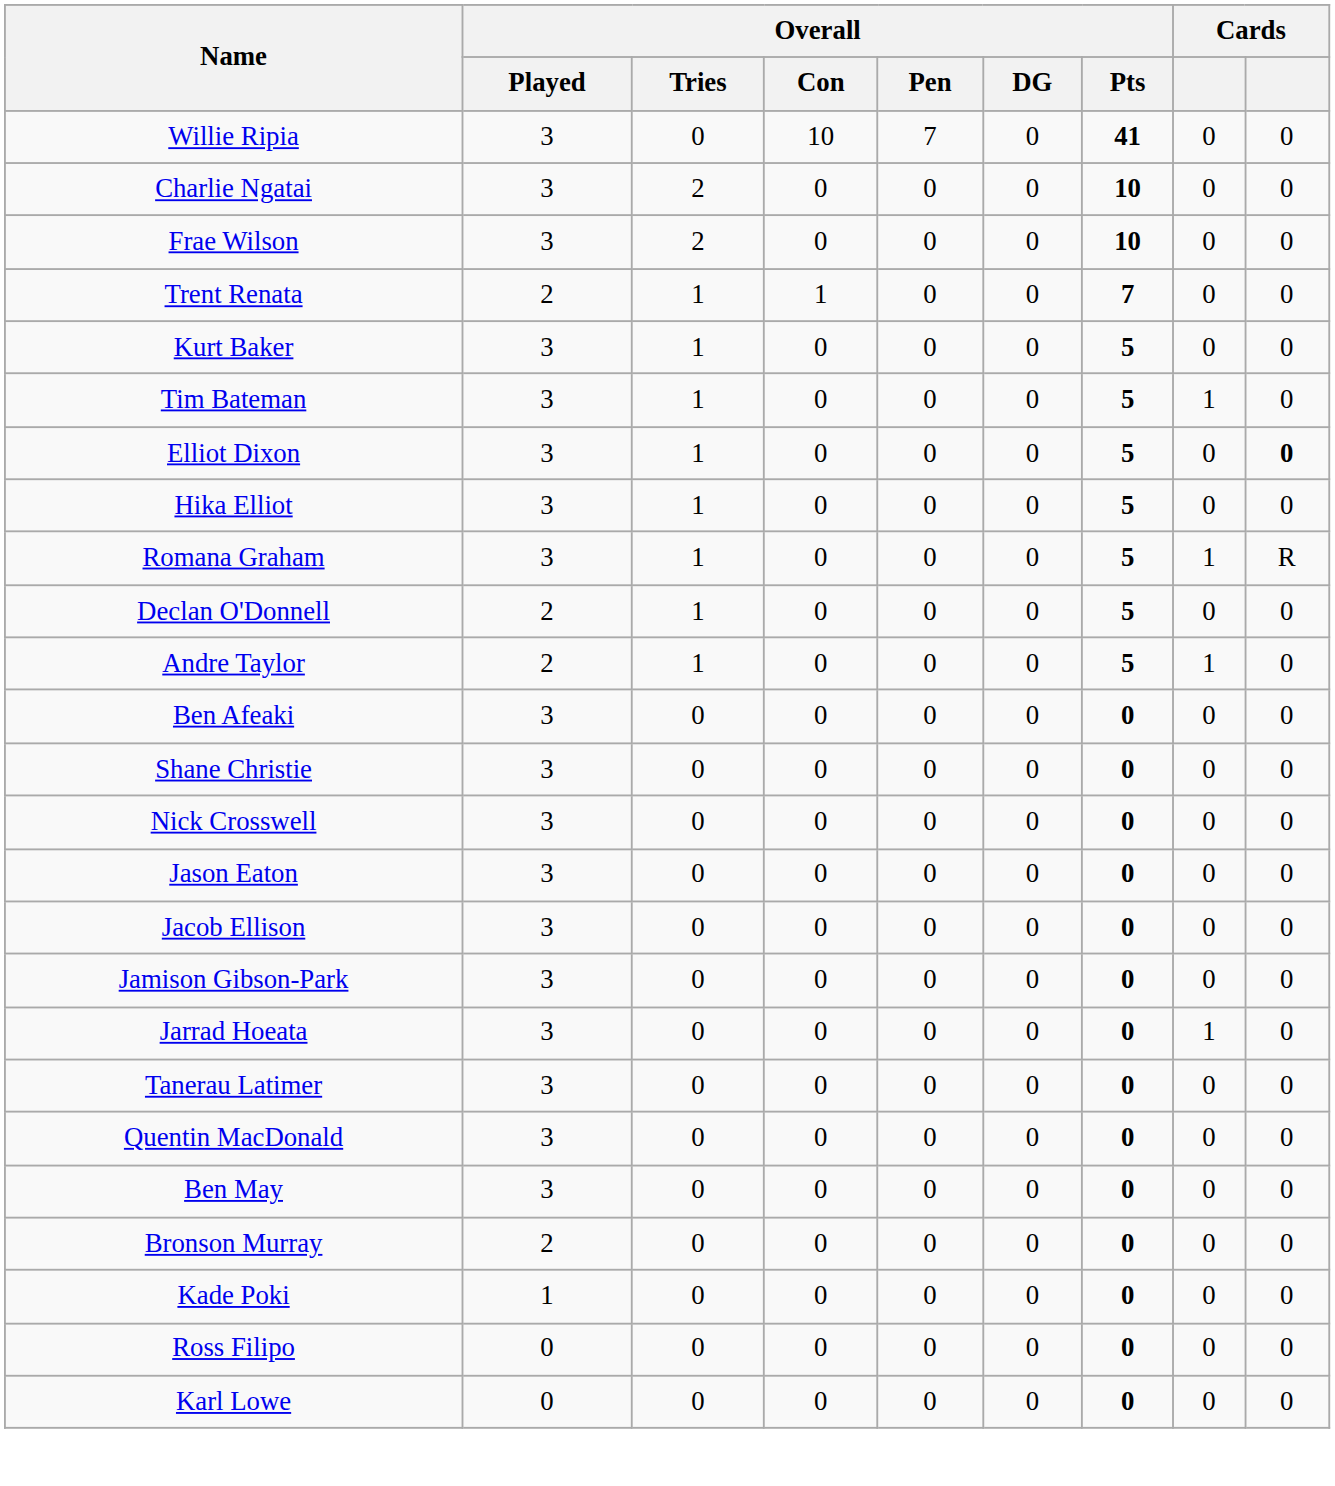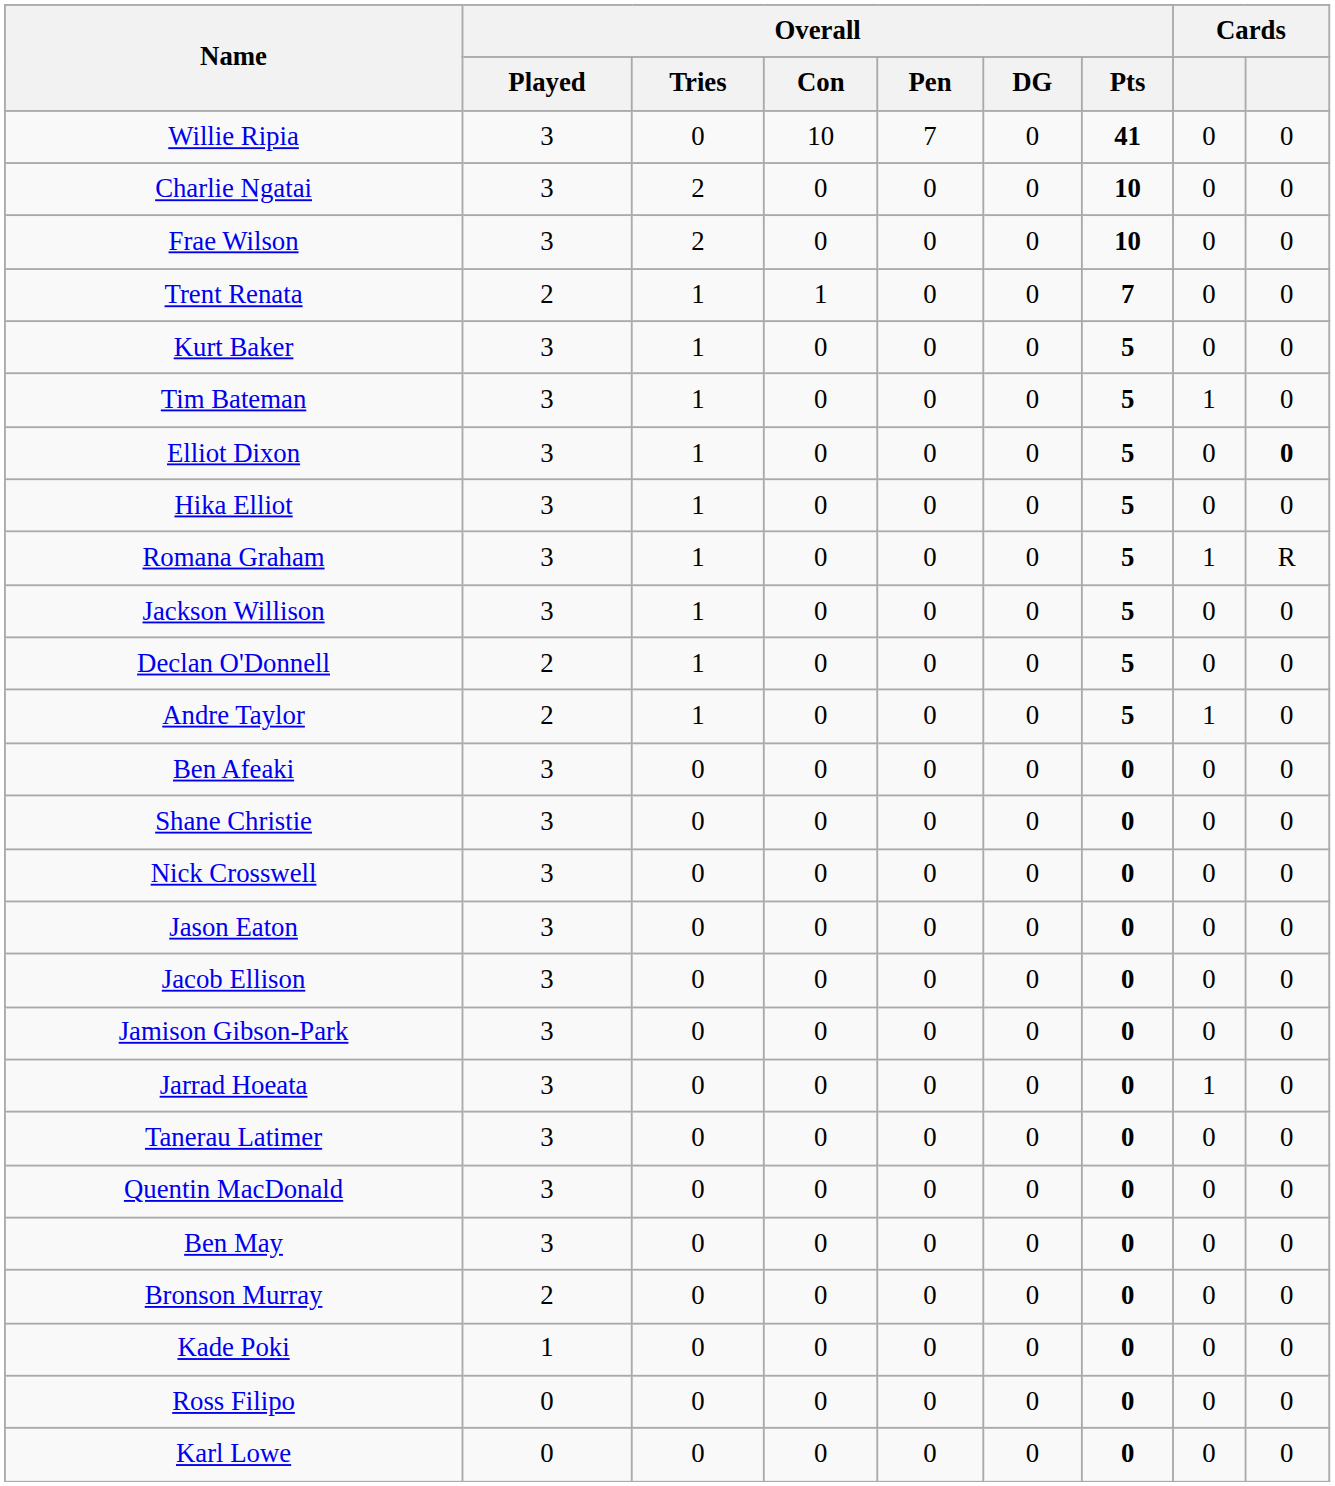+ row: (234, 610)
